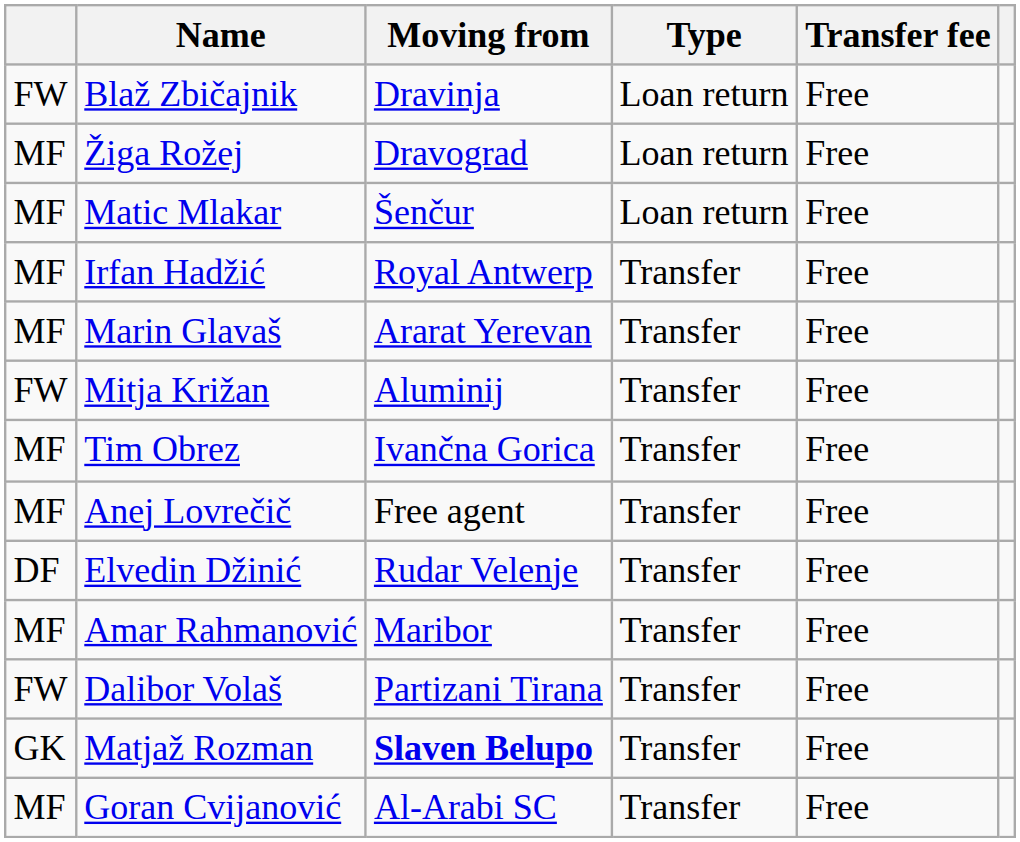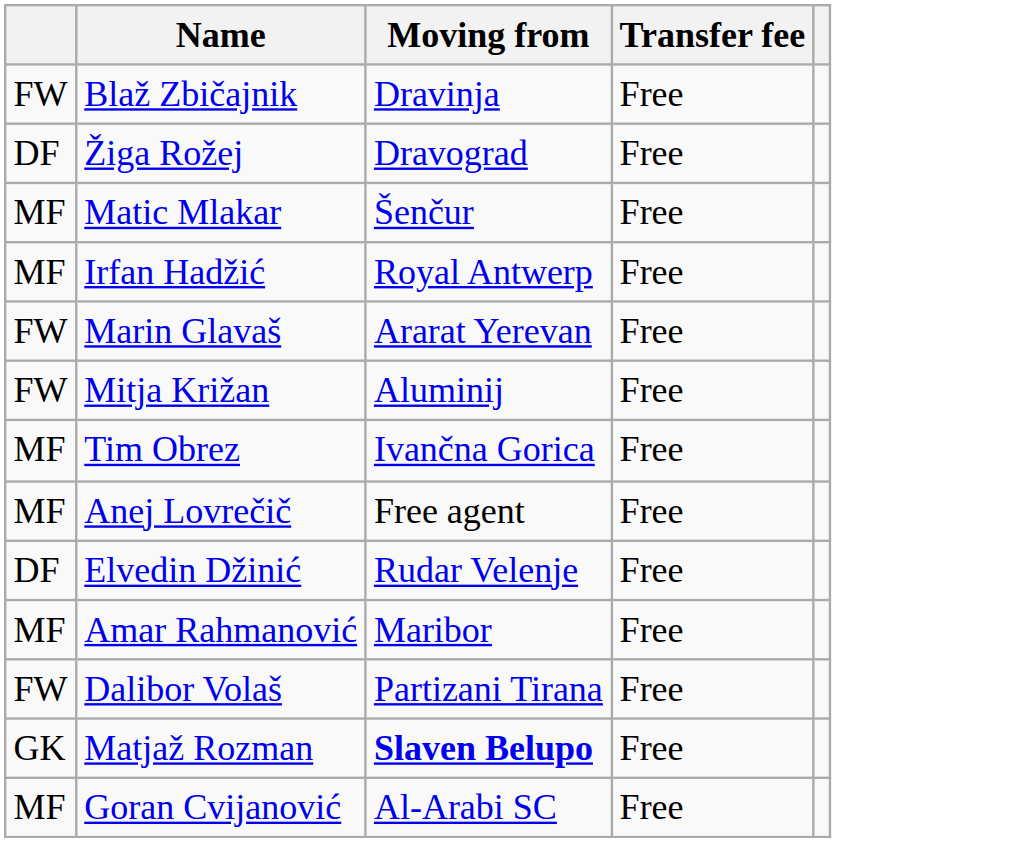- column: (704, 34)
(40, 153) MF -> (37, 153) DF
(40, 331) MF -> (41, 331) FW
